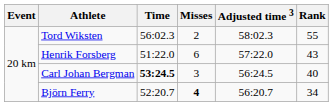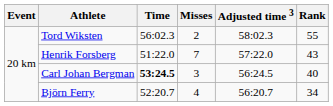(196, 54) 6 -> (196, 54) 7
(196, 92) bold -> (196, 92) normal
